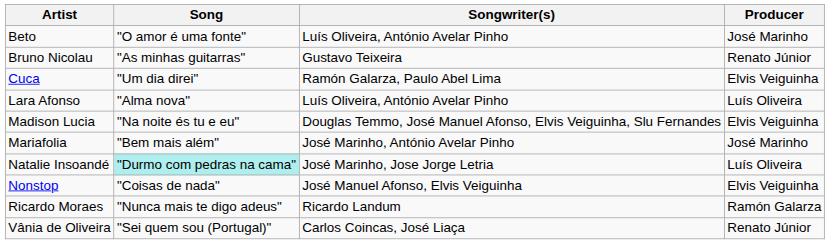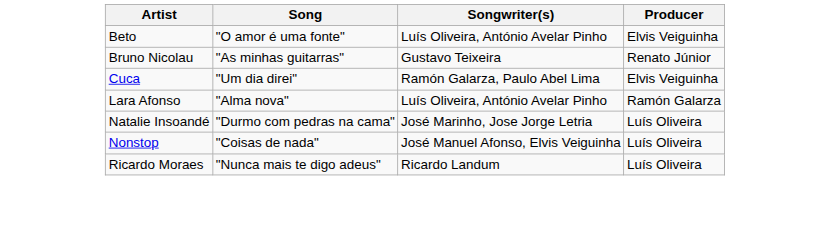(768, 36) José Marinho -> (673, 36) Elvis Veiguinha
(765, 100) Luís Oliveira -> (674, 100) Ramón Galarza
- row: (52, 121)
- row: (37, 143)
(206, 164) paleturquoise background -> (305, 121) no background
(773, 185) Elvis Veiguinha -> (664, 143) Luís Oliveira
(774, 206) Ramón Galarza -> (664, 164) Luís Oliveira
- row: (60, 228)
